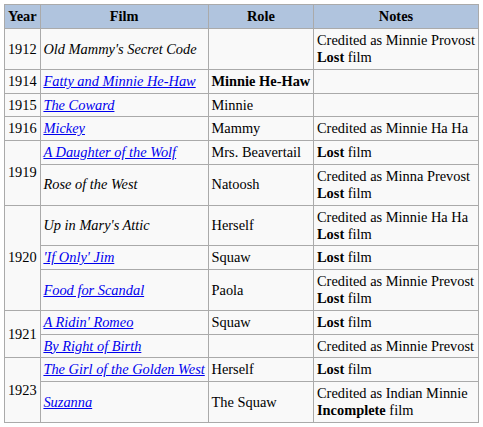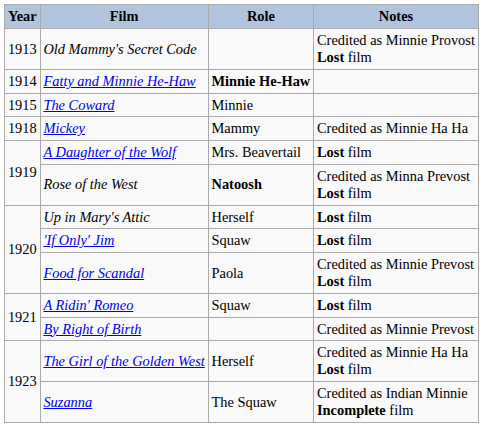(22, 49) 1912 -> (22, 49) 1913
(22, 128) 1916 -> (22, 128) 1918
(236, 184) normal -> (237, 184) bold
(393, 225) Credited as Minnie Ha Ha Lost film -> (344, 217) Lost film
(344, 369) Lost film -> (393, 361) Credited as Minnie Ha Ha Lost film
